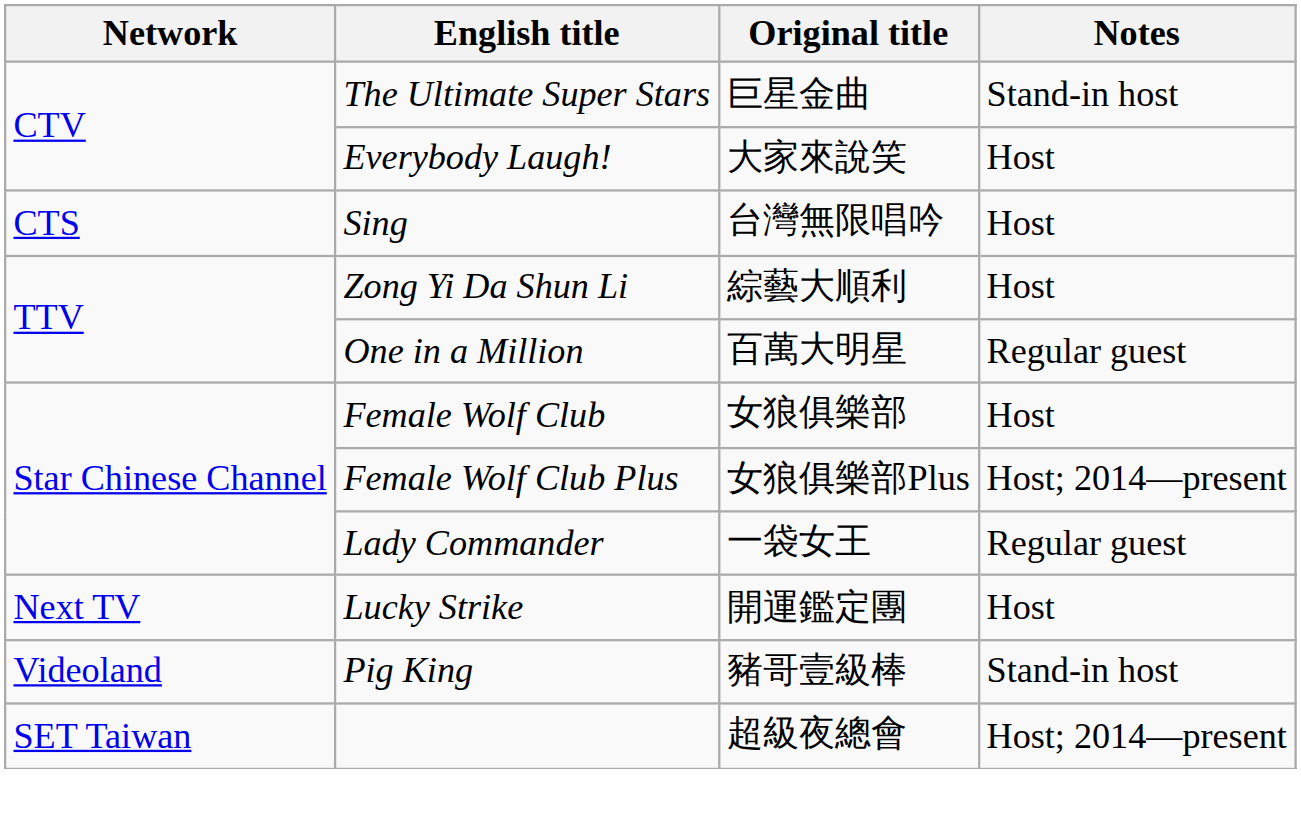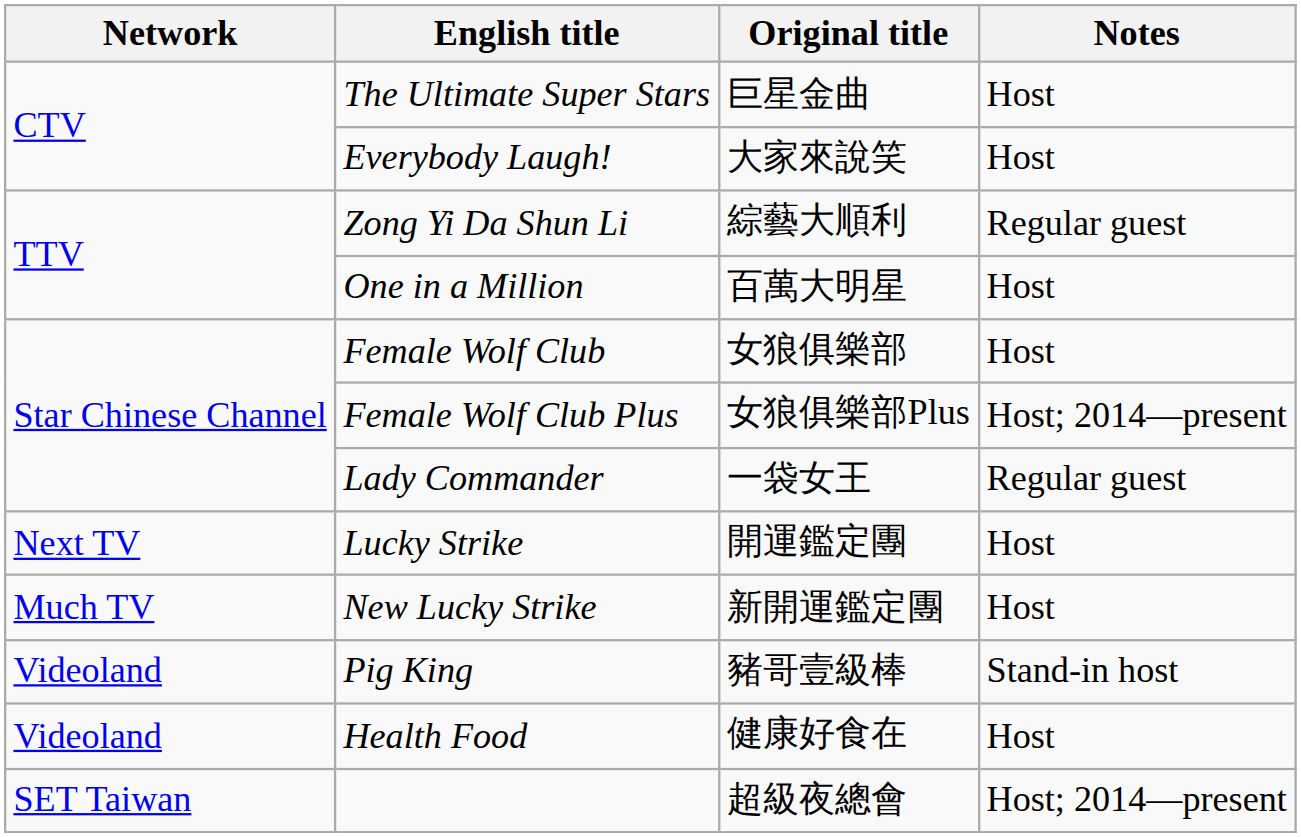(1082, 93) Stand-in host -> (1021, 93) Host
- row: (376, 222)
(1021, 286) Host -> (1086, 222) Regular guest
(1086, 350) Regular guest -> (1021, 286) Host
+ row: (470, 606)
+ row: (435, 735)
